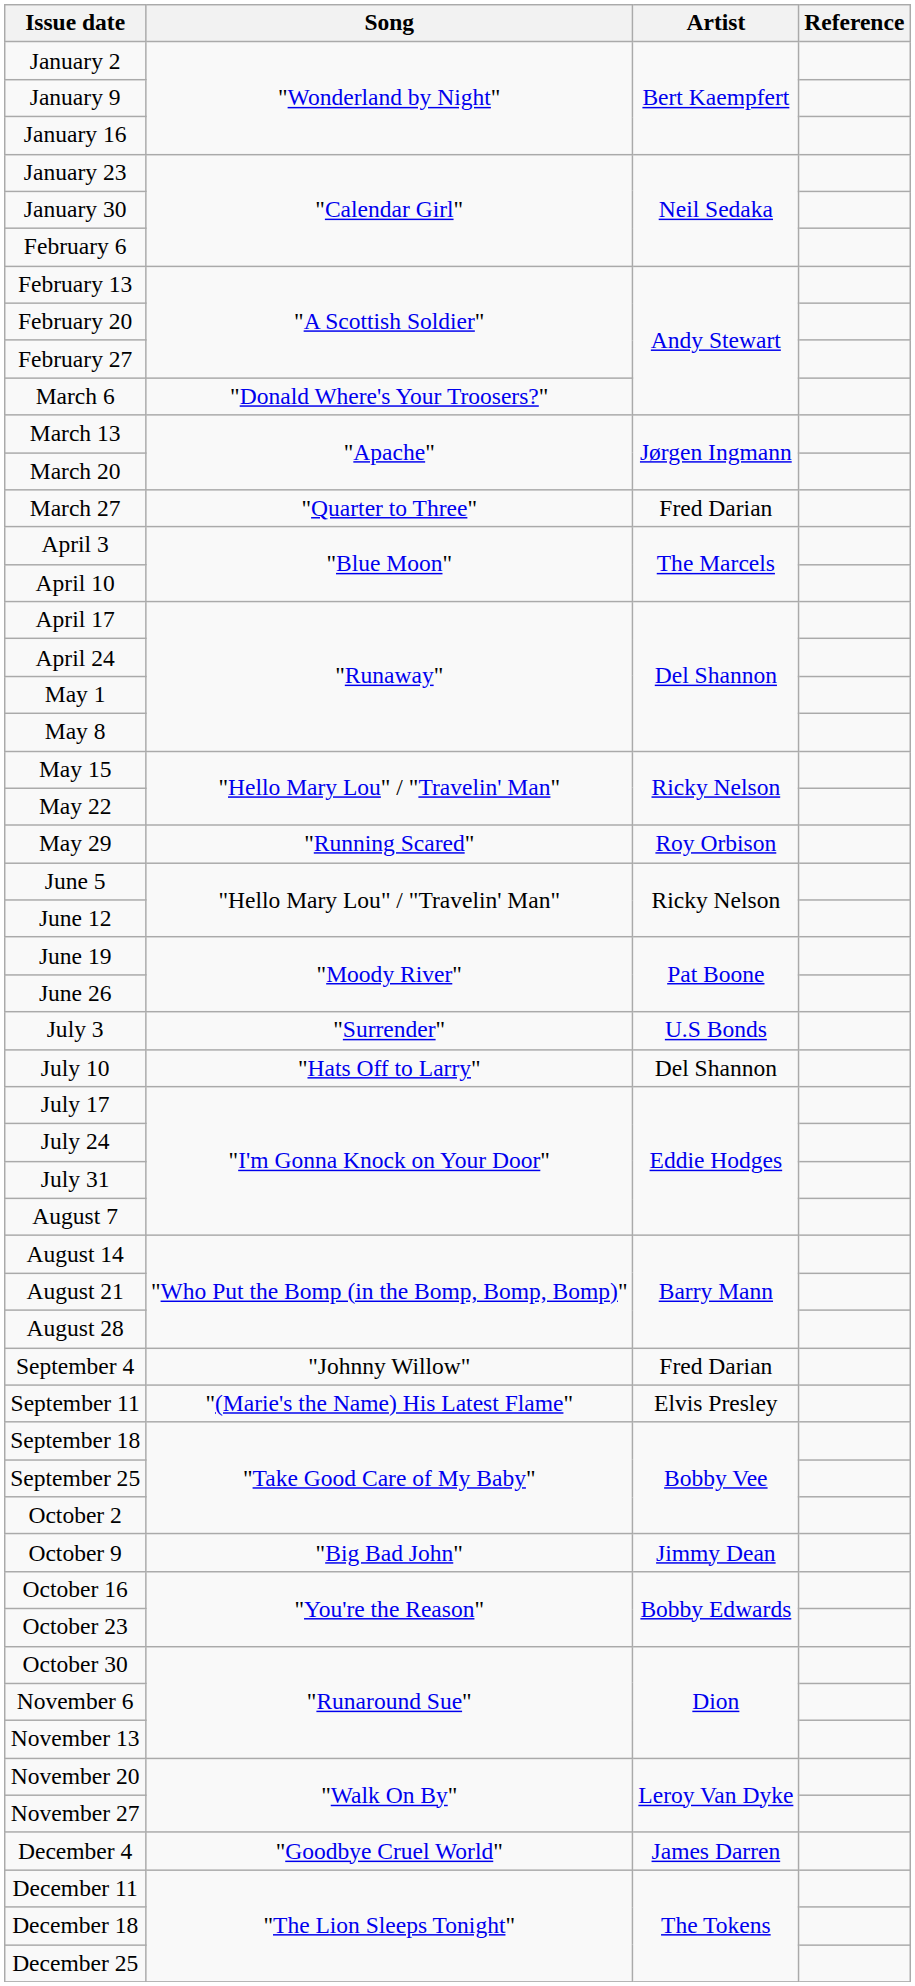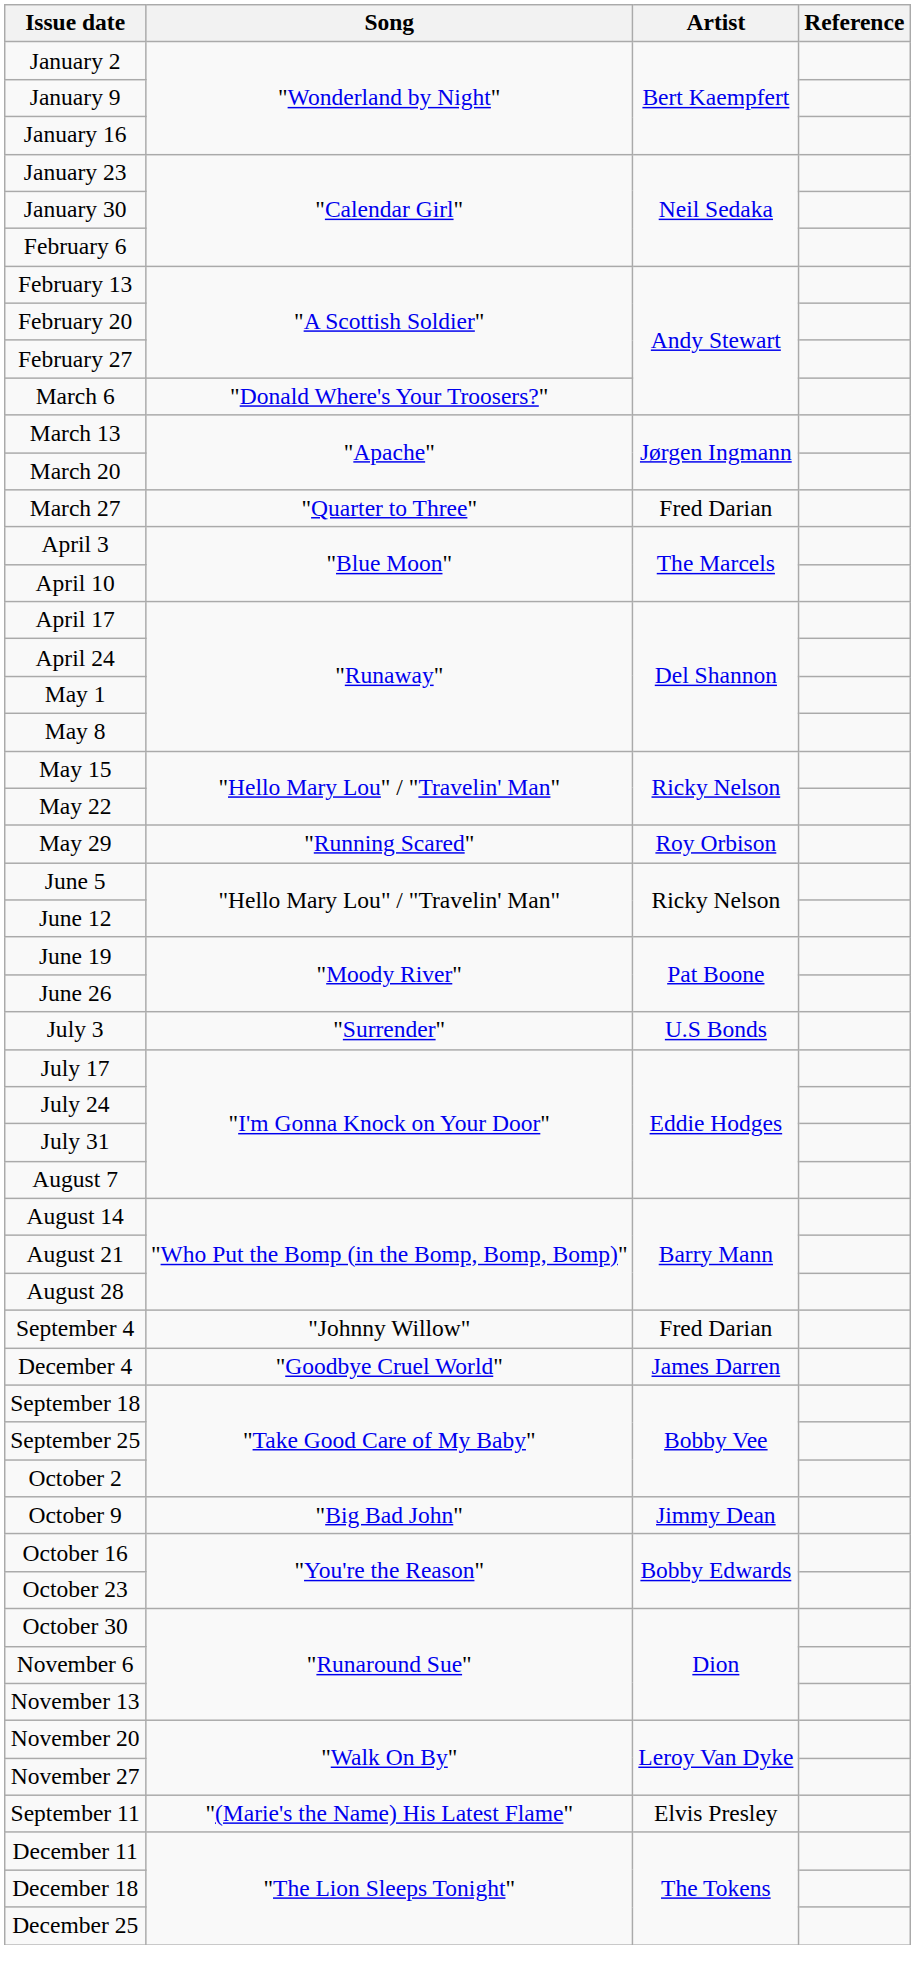- row: (75, 1067)
rows swapped: (75, 1403) <-> (75, 1850)
